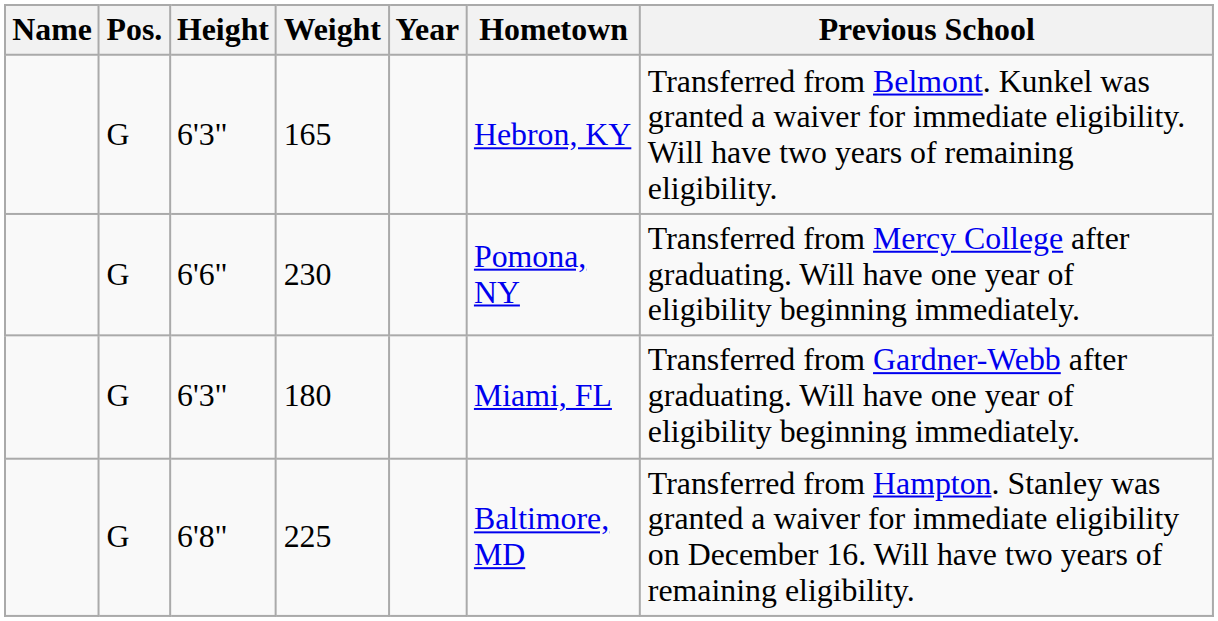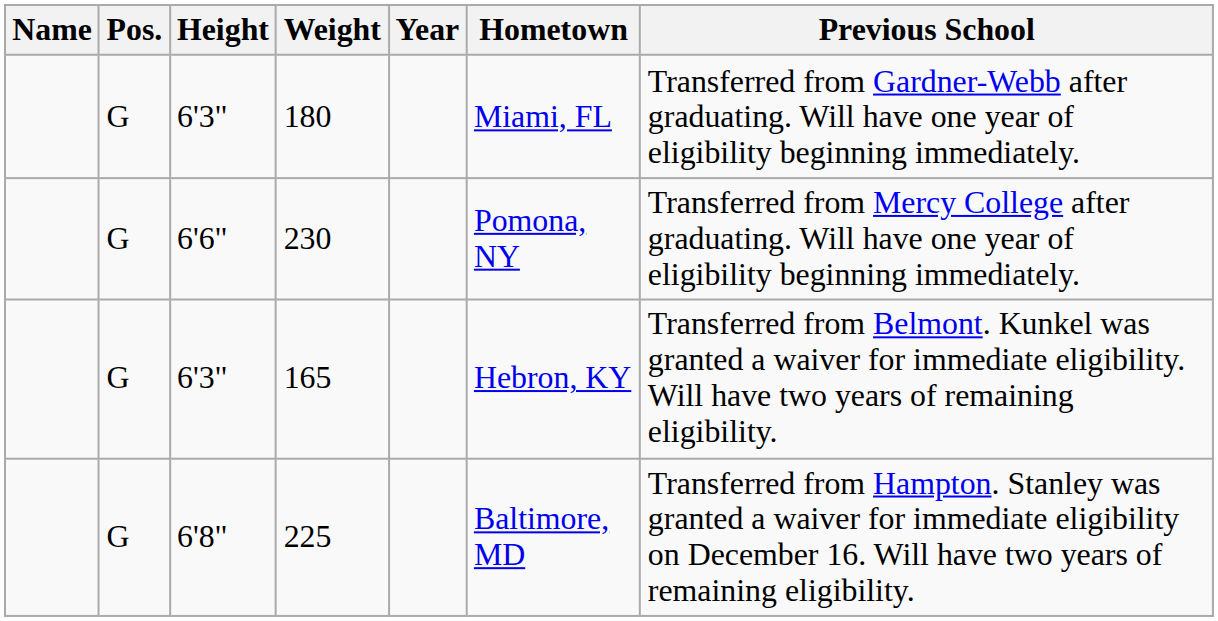rows swapped: (308, 396) <-> (308, 133)
